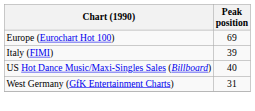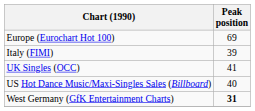+ row: (43, 68)
(232, 83) normal -> (232, 99) bold
